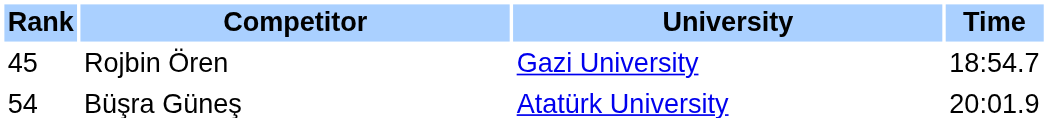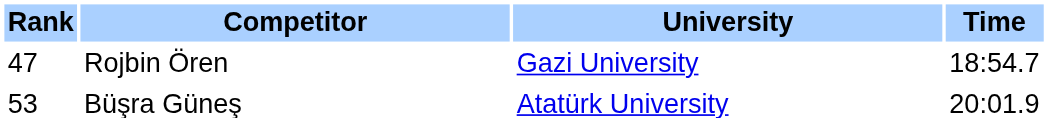(23, 63) 45 -> (23, 63) 47
(23, 103) 54 -> (23, 103) 53
